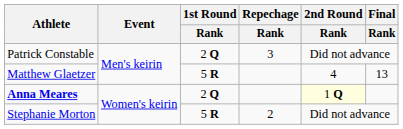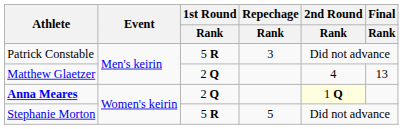(210, 54) 2 Q -> (210, 54) 5 R
(210, 74) 5 R -> (210, 74) 2 Q
(270, 114) 2 -> (270, 114) 5
